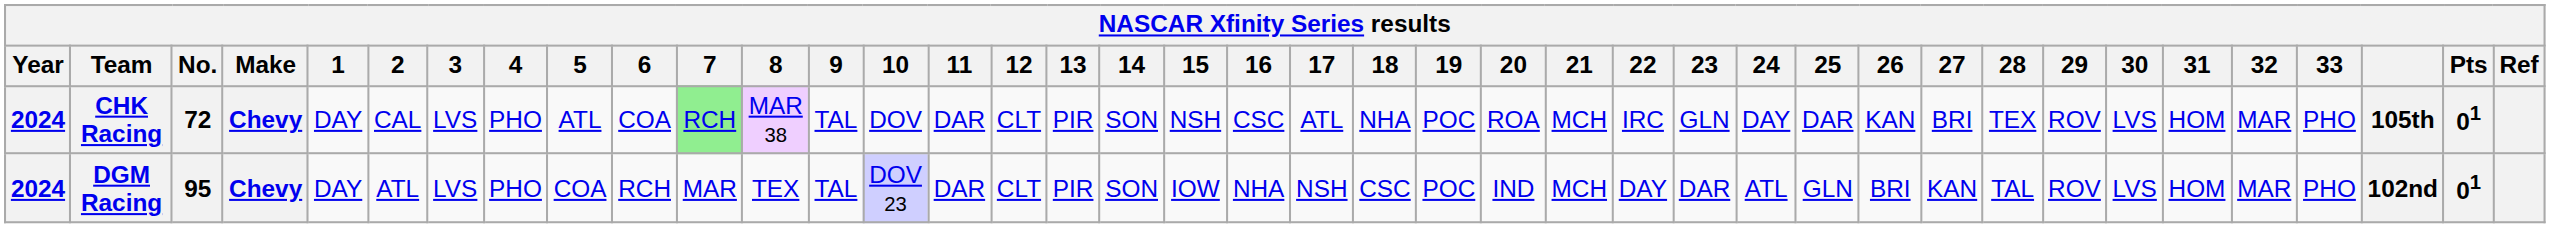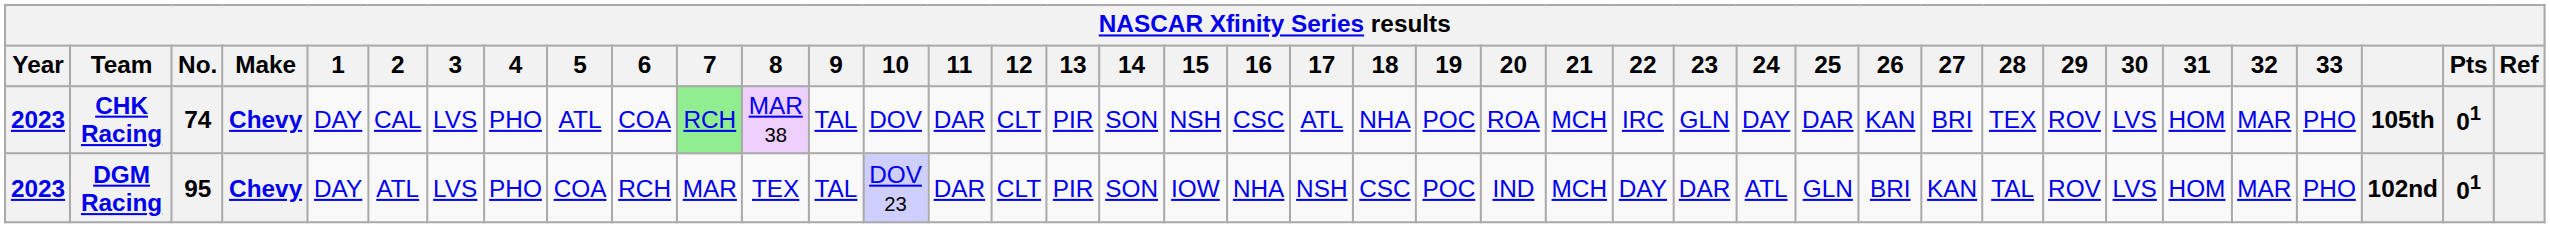(38, 120) 2024 -> (38, 120) 2023
(198, 120) 72 -> (198, 120) 74
(38, 188) 2024 -> (38, 188) 2023
